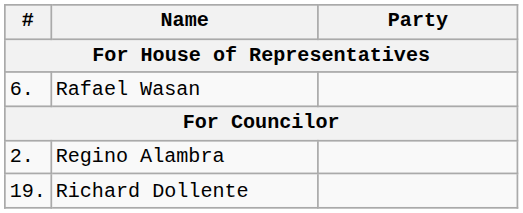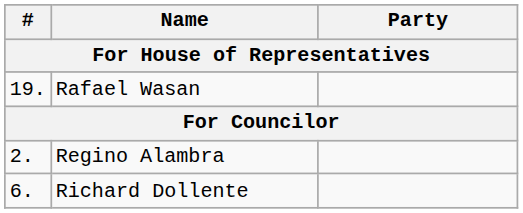(22, 89) 6. -> (28, 89) 19.
(28, 190) 19. -> (22, 190) 6.
